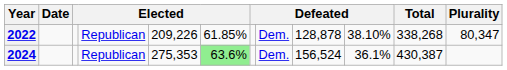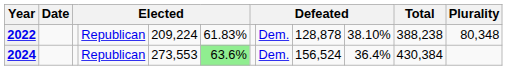(174, 34) 209,226 -> (174, 34) 209,224
(225, 34) 61.85% -> (225, 34) 61.83%
(420, 34) 338,268 -> (420, 34) 388,238
(480, 34) 80,347 -> (480, 34) 80,348
(174, 55) 275,353 -> (174, 55) 273,553
(373, 55) 36.1% -> (373, 55) 36.4%
(420, 55) 430,387 -> (420, 55) 430,384
